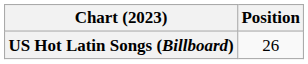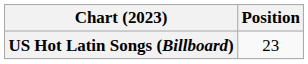(271, 44) 26 -> (271, 44) 23
